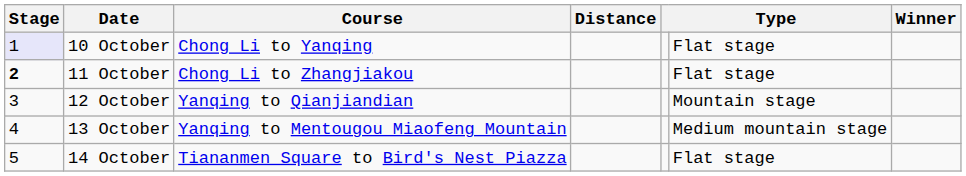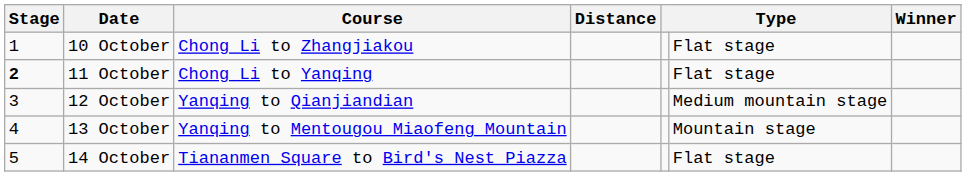(14, 46) lavender background -> (14, 46) no background
(275, 46) Chong Li to Yanqing -> (296, 46) Chong Li to Zhangjiakou
(296, 74) Chong Li to Zhangjiakou -> (275, 74) Chong Li to Yanqing
(744, 102) Mountain stage -> (780, 102) Medium mountain stage
(780, 130) Medium mountain stage -> (744, 130) Mountain stage
